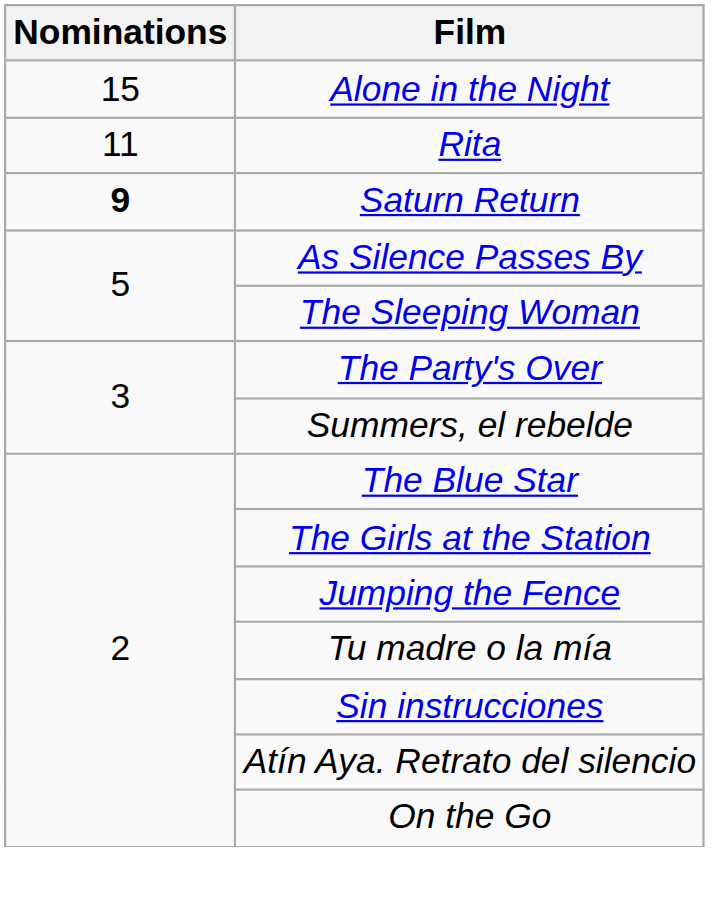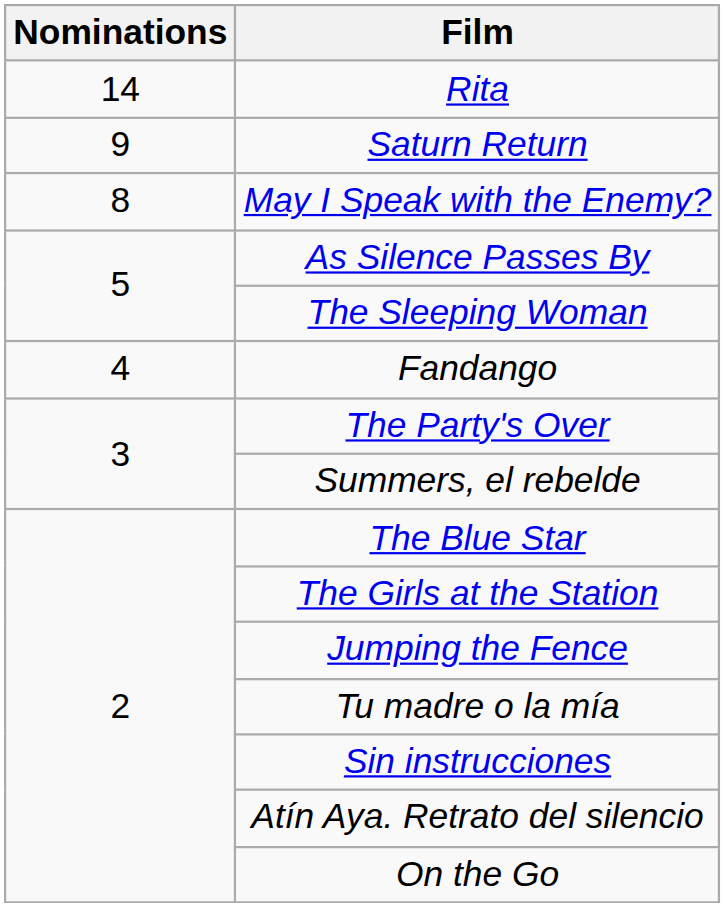- row: (470, 88)
(120, 144) 11 -> (120, 88) 14
(120, 200) bold -> (120, 144) normal
+ row: (478, 200)
+ row: (478, 369)
